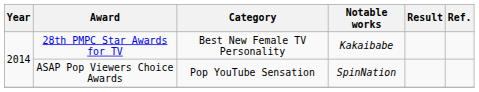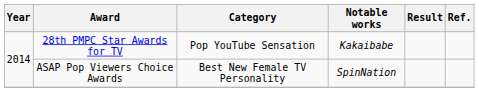(253, 46) Best New Female TV Personality -> (253, 46) Pop YouTube Sensation
(253, 73) Pop YouTube Sensation -> (253, 73) Best New Female TV Personality
